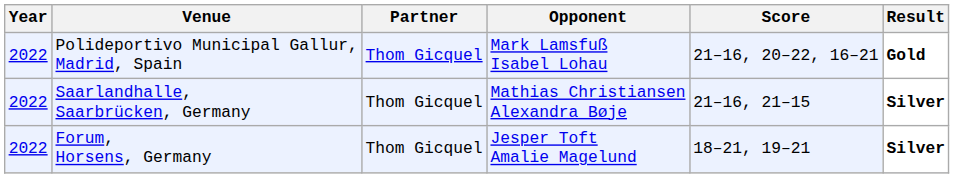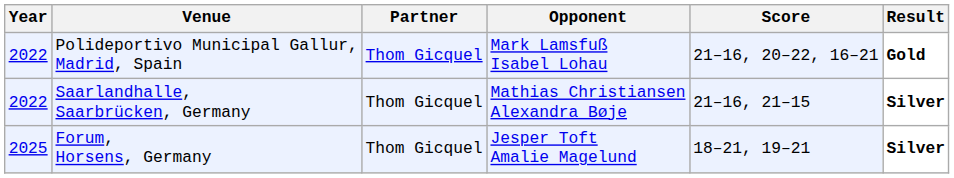(28, 149) 2022 -> (28, 149) 2025
